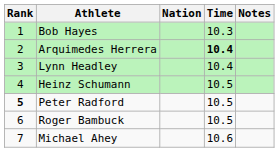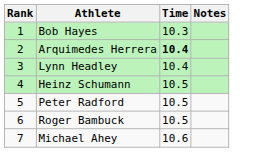- column: (182, 13)
(20, 102) bold -> (20, 102) normal
